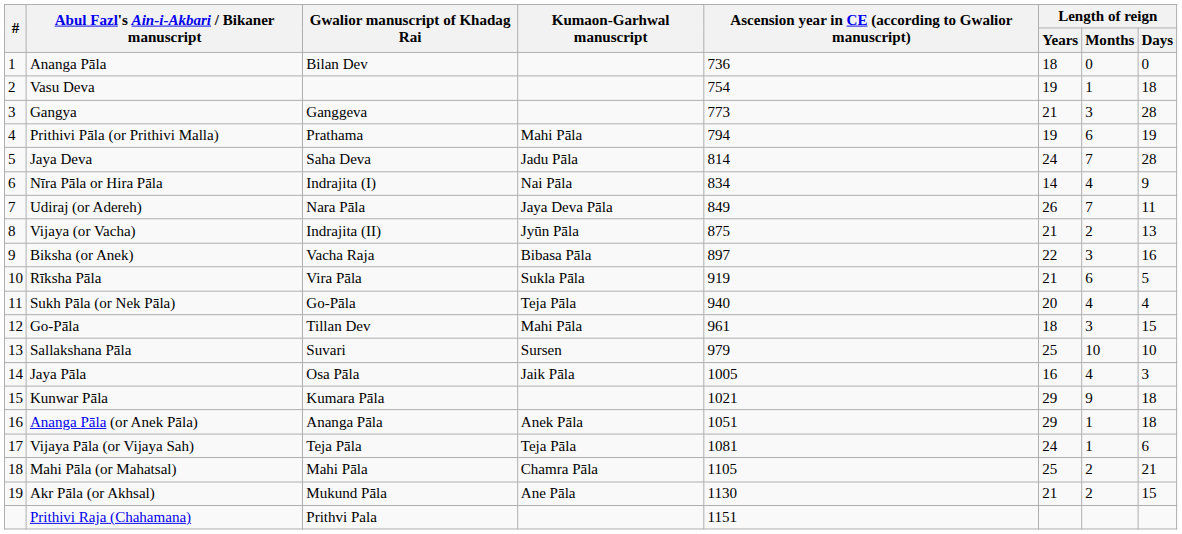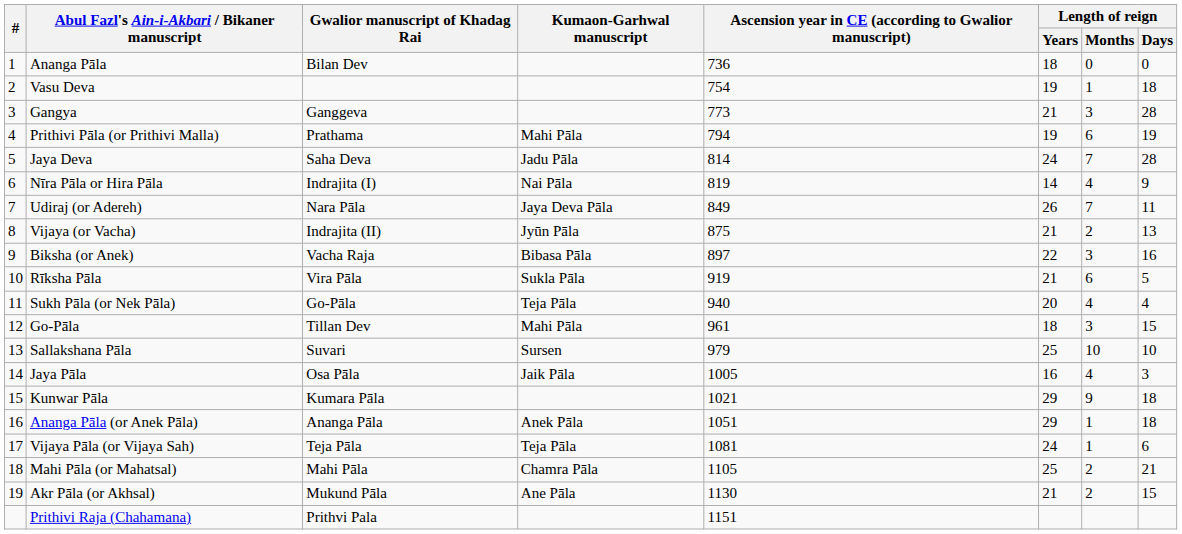(719, 183) 834 -> (719, 183) 819
